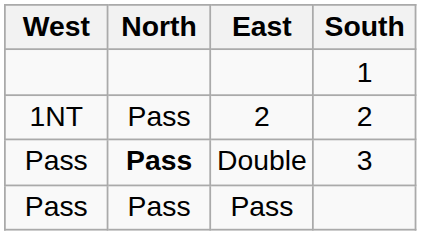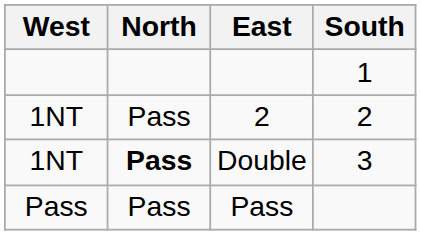(56, 161) Pass -> (56, 161) 1NT
